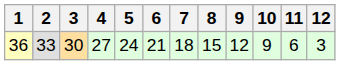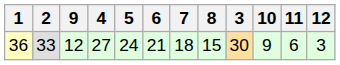columns swapped: (74, 18) <-> (239, 18)
